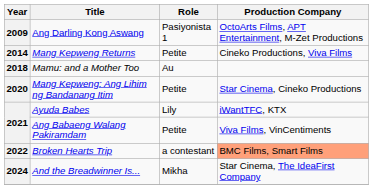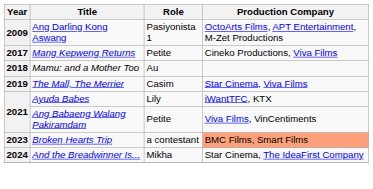(17, 53) 2014 -> (17, 53) 2017
+ row: (78, 83)
- row: (89, 89)
(17, 151) 2022 -> (17, 140) 2023
